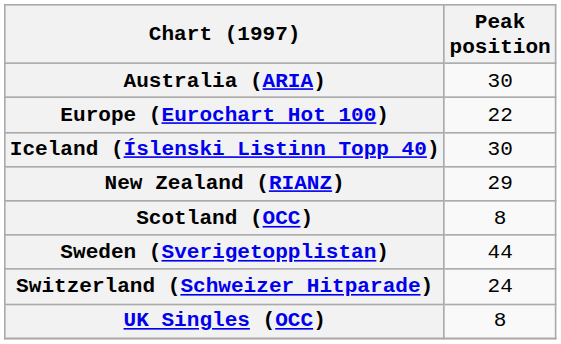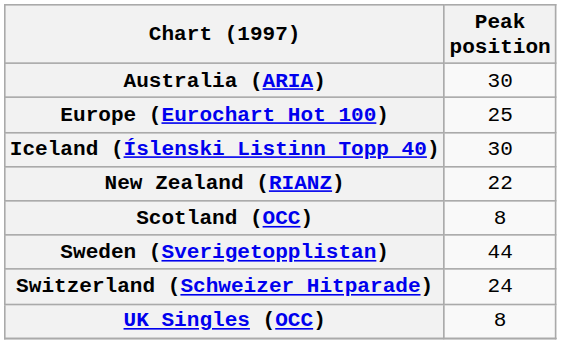(500, 115) 22 -> (500, 115) 25
(500, 184) 29 -> (500, 184) 22
